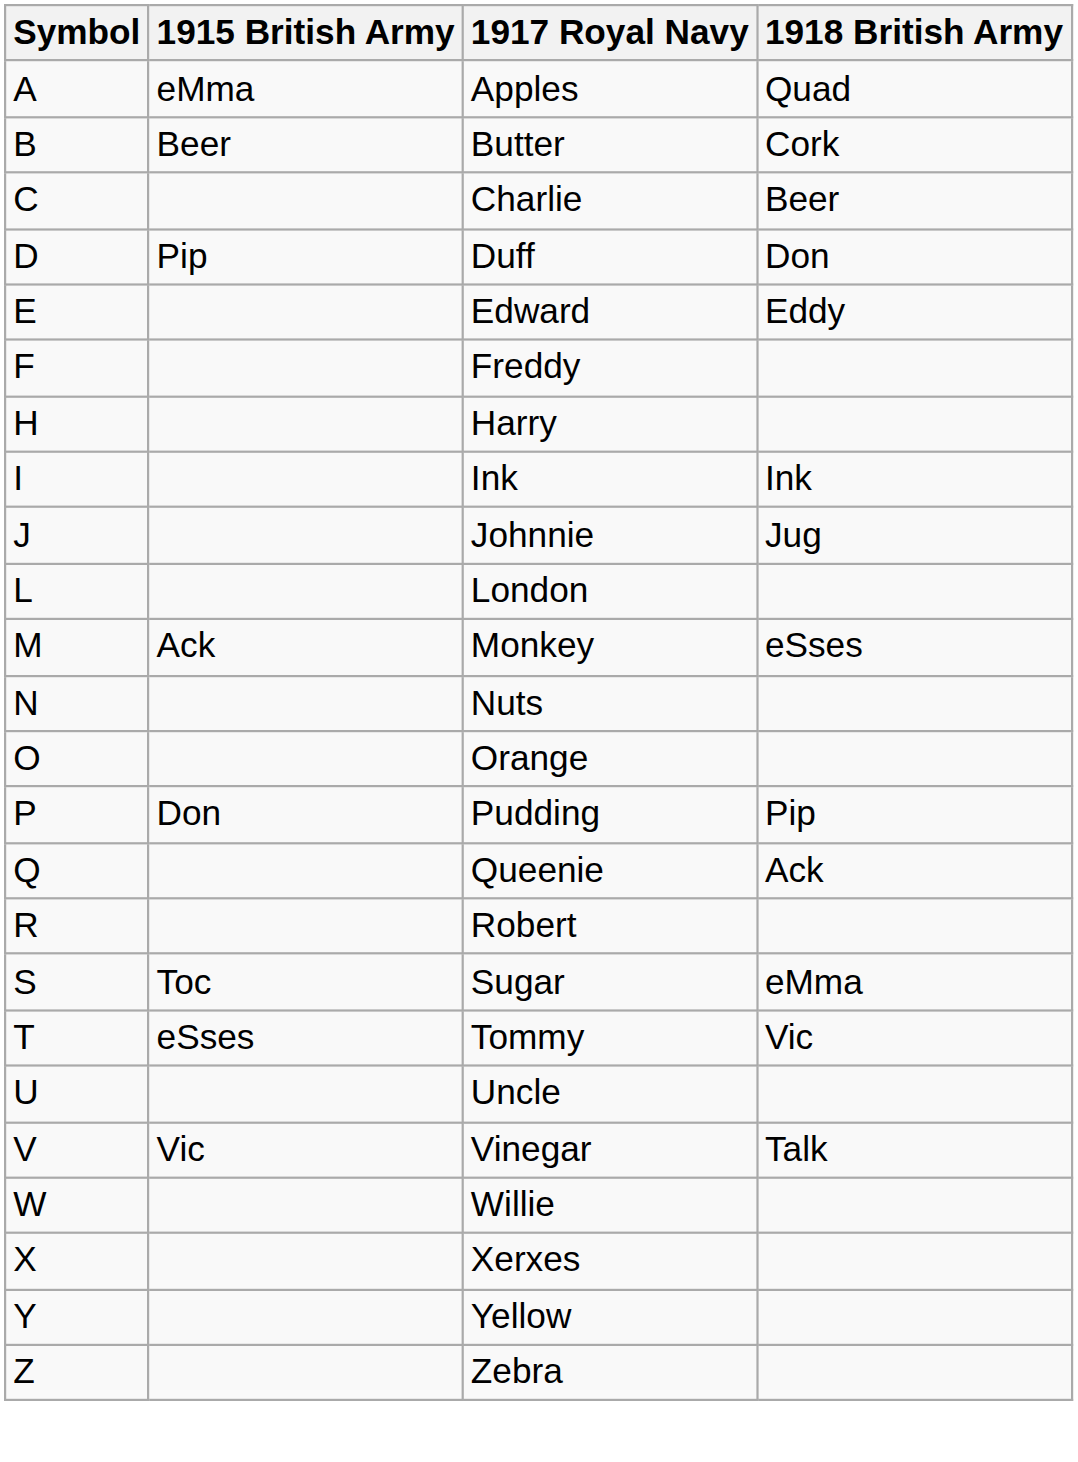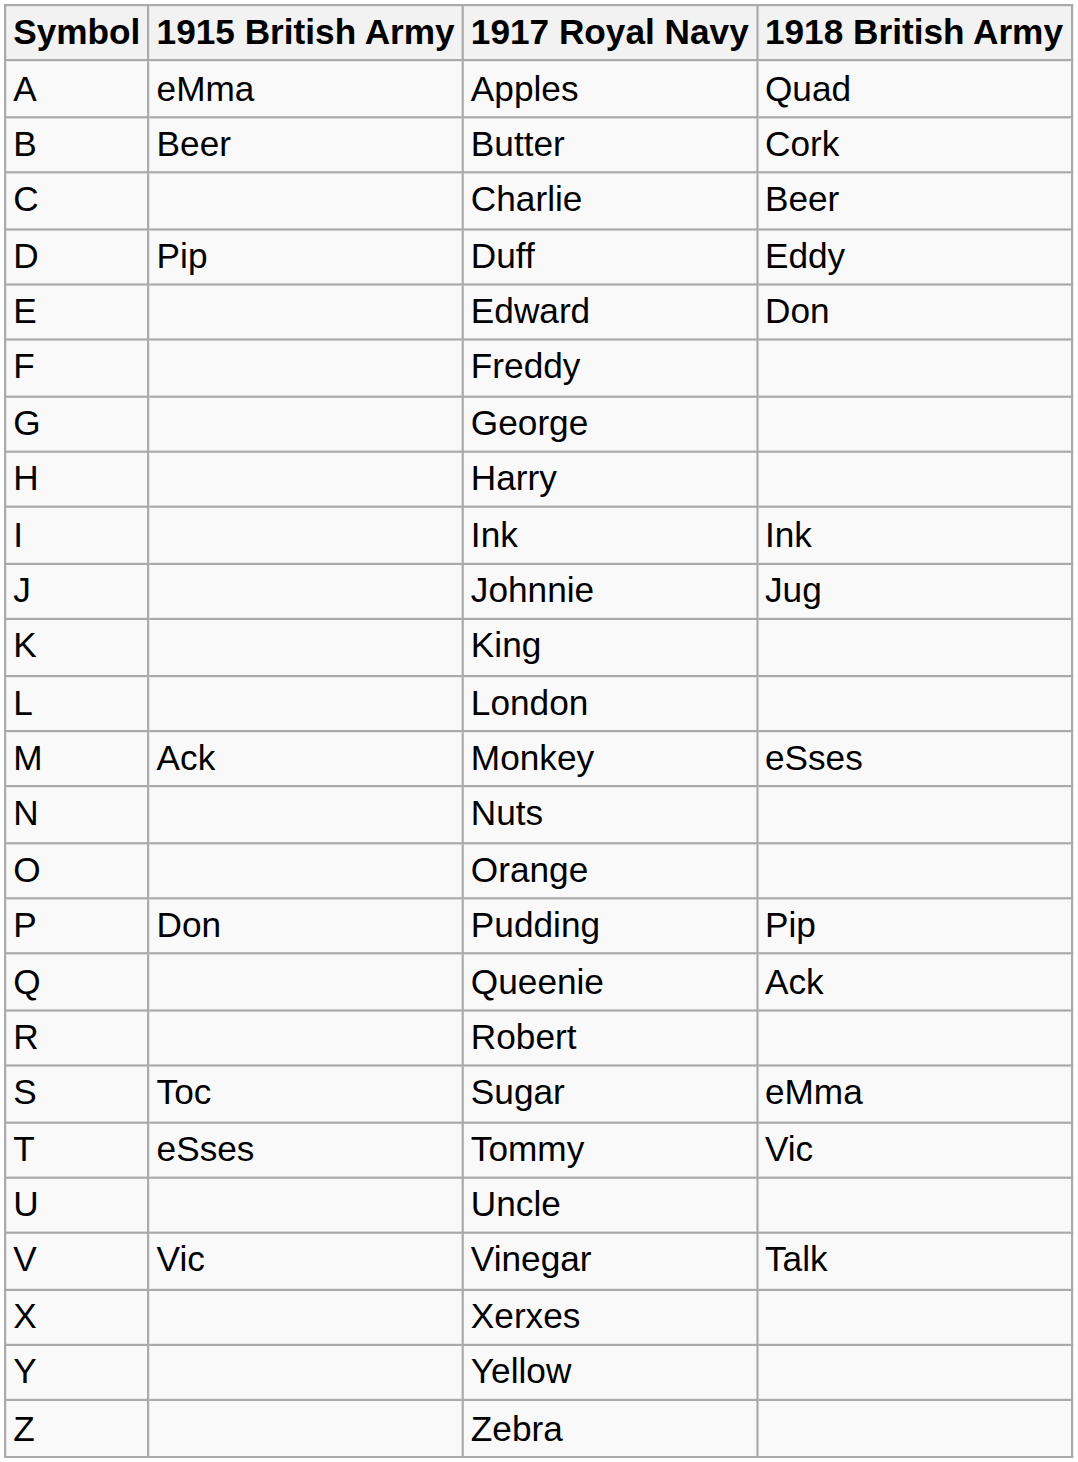(797, 255) Don -> (805, 255) Eddy
(805, 311) Eddy -> (797, 311) Don
+ row: (530, 423)
+ row: (506, 646)
- row: (513, 1204)
